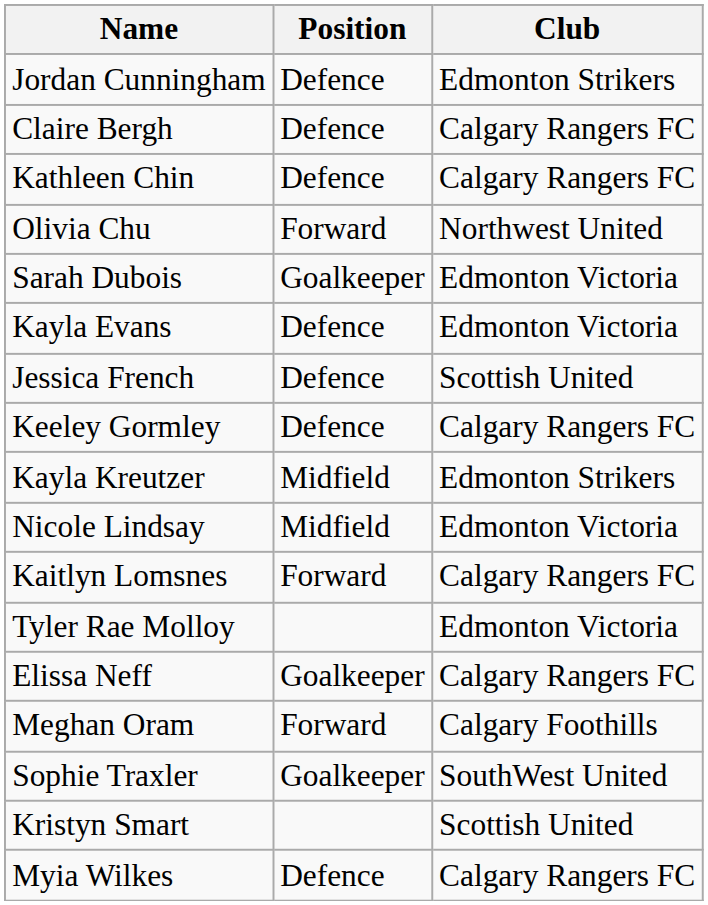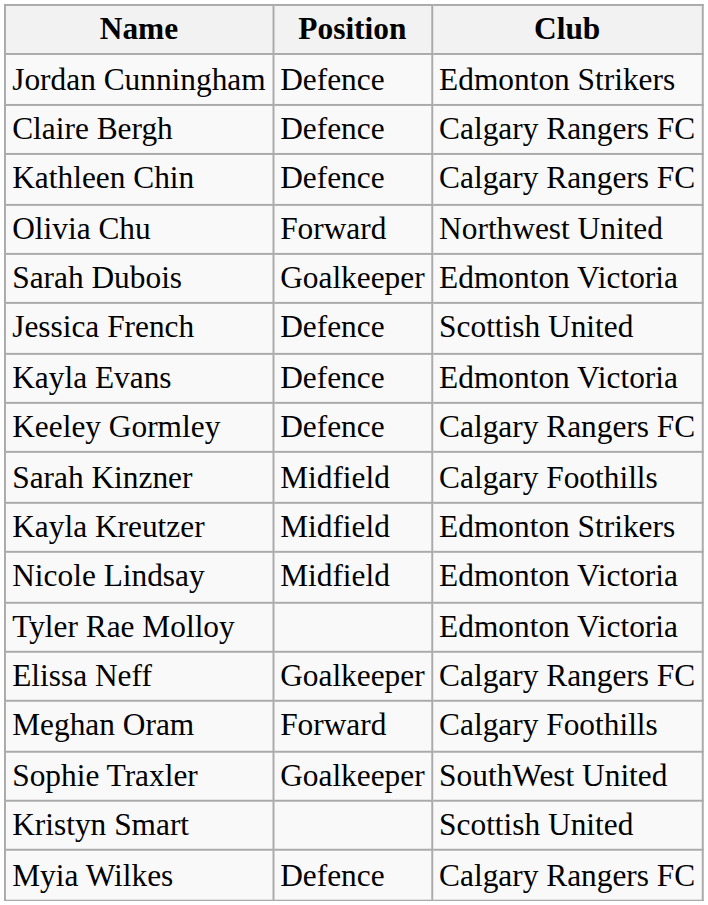rows swapped: (92, 327) <-> (103, 377)
+ row: (102, 476)
- row: (120, 576)
